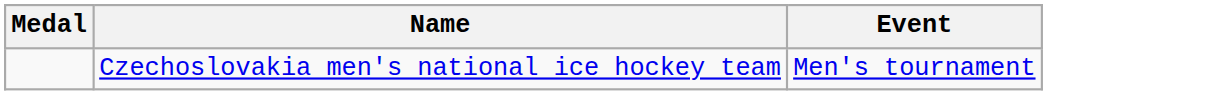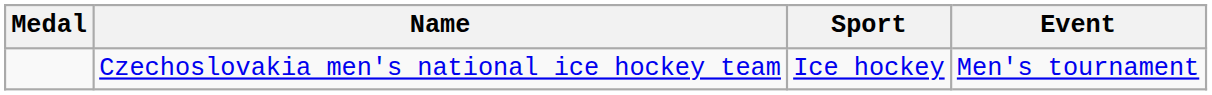+ column: (869, 26)
